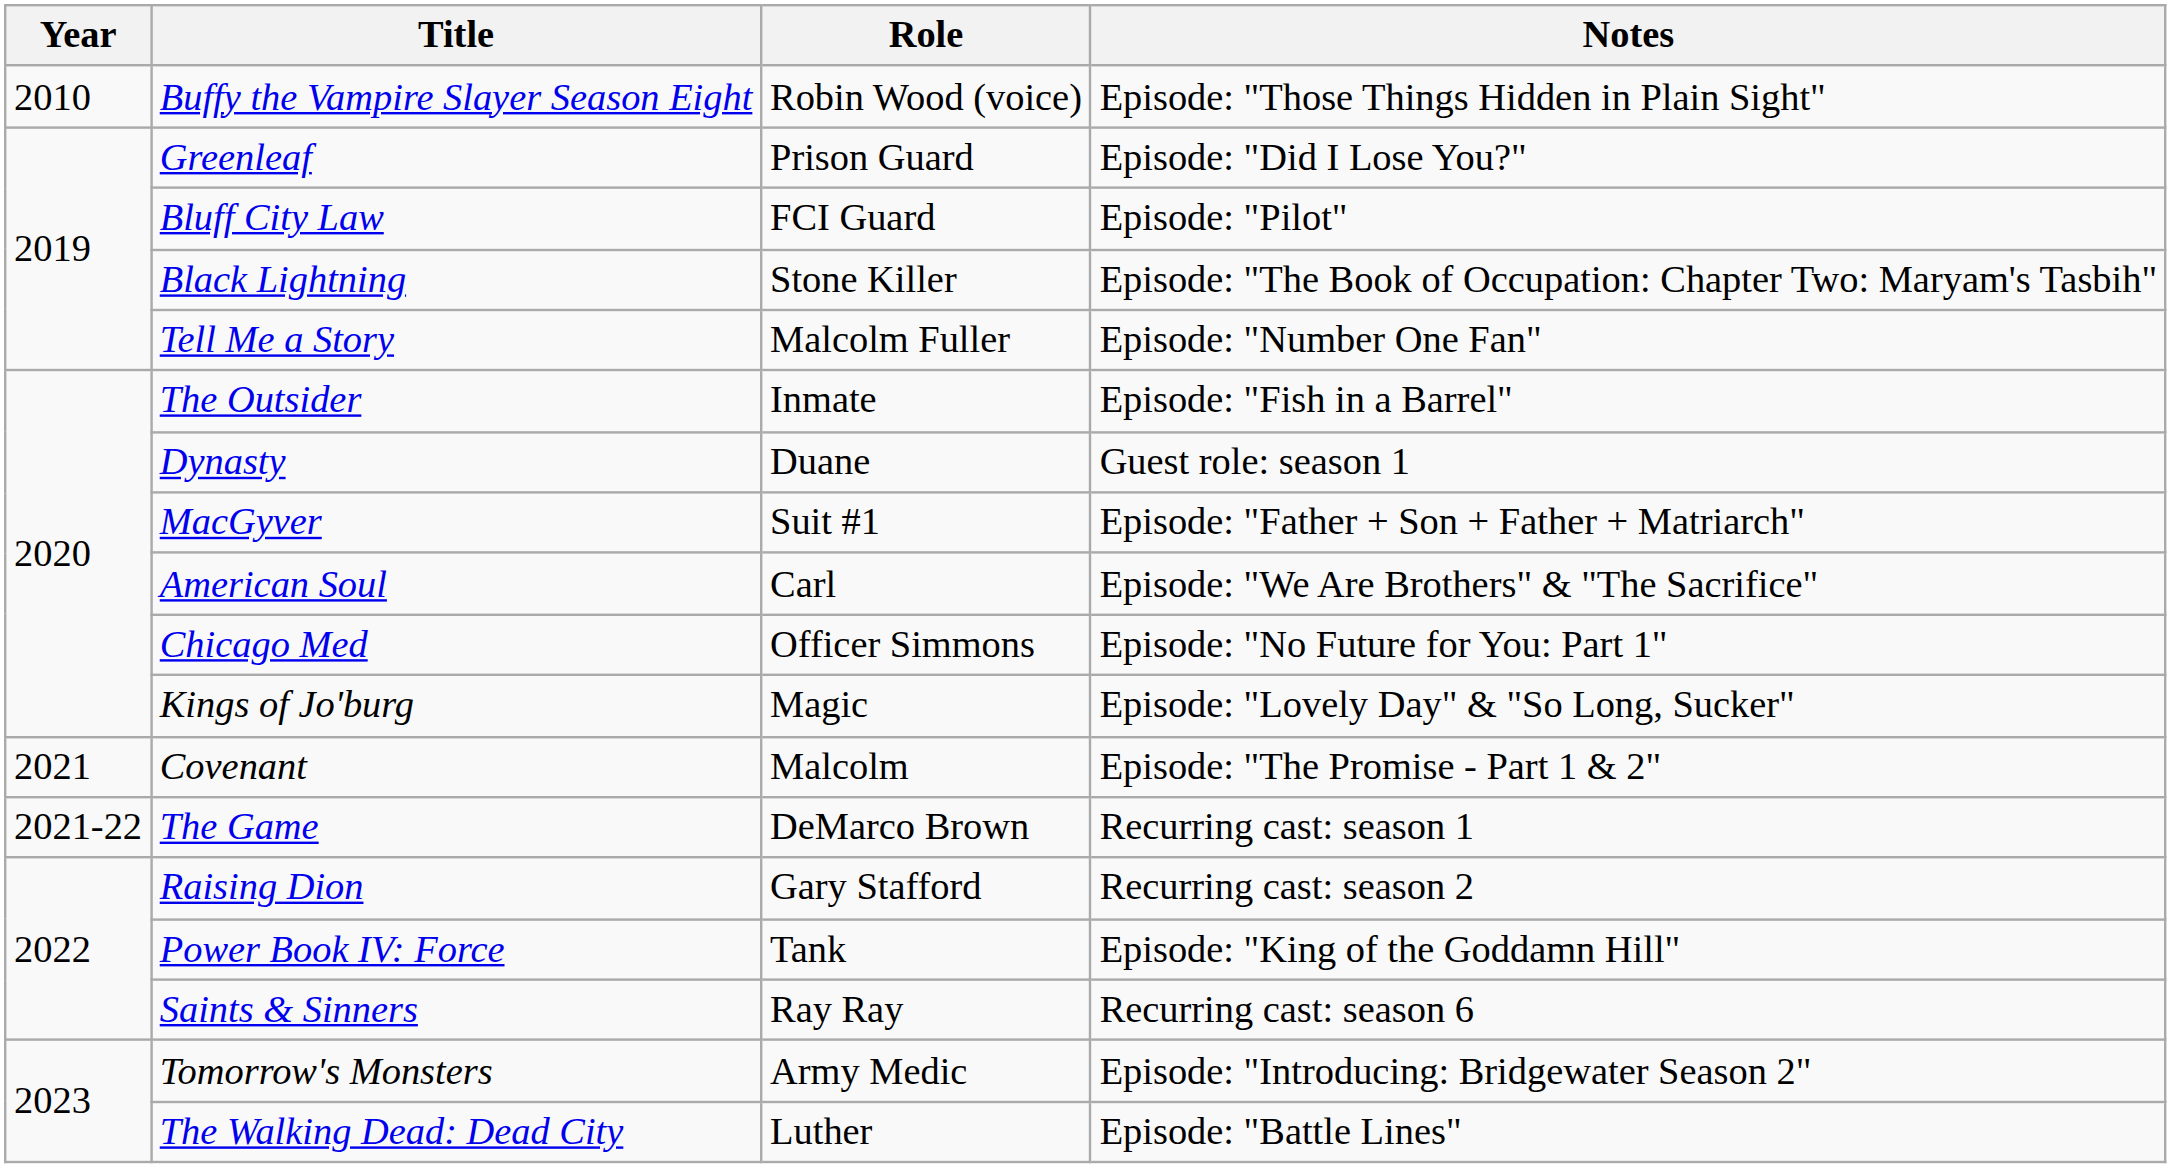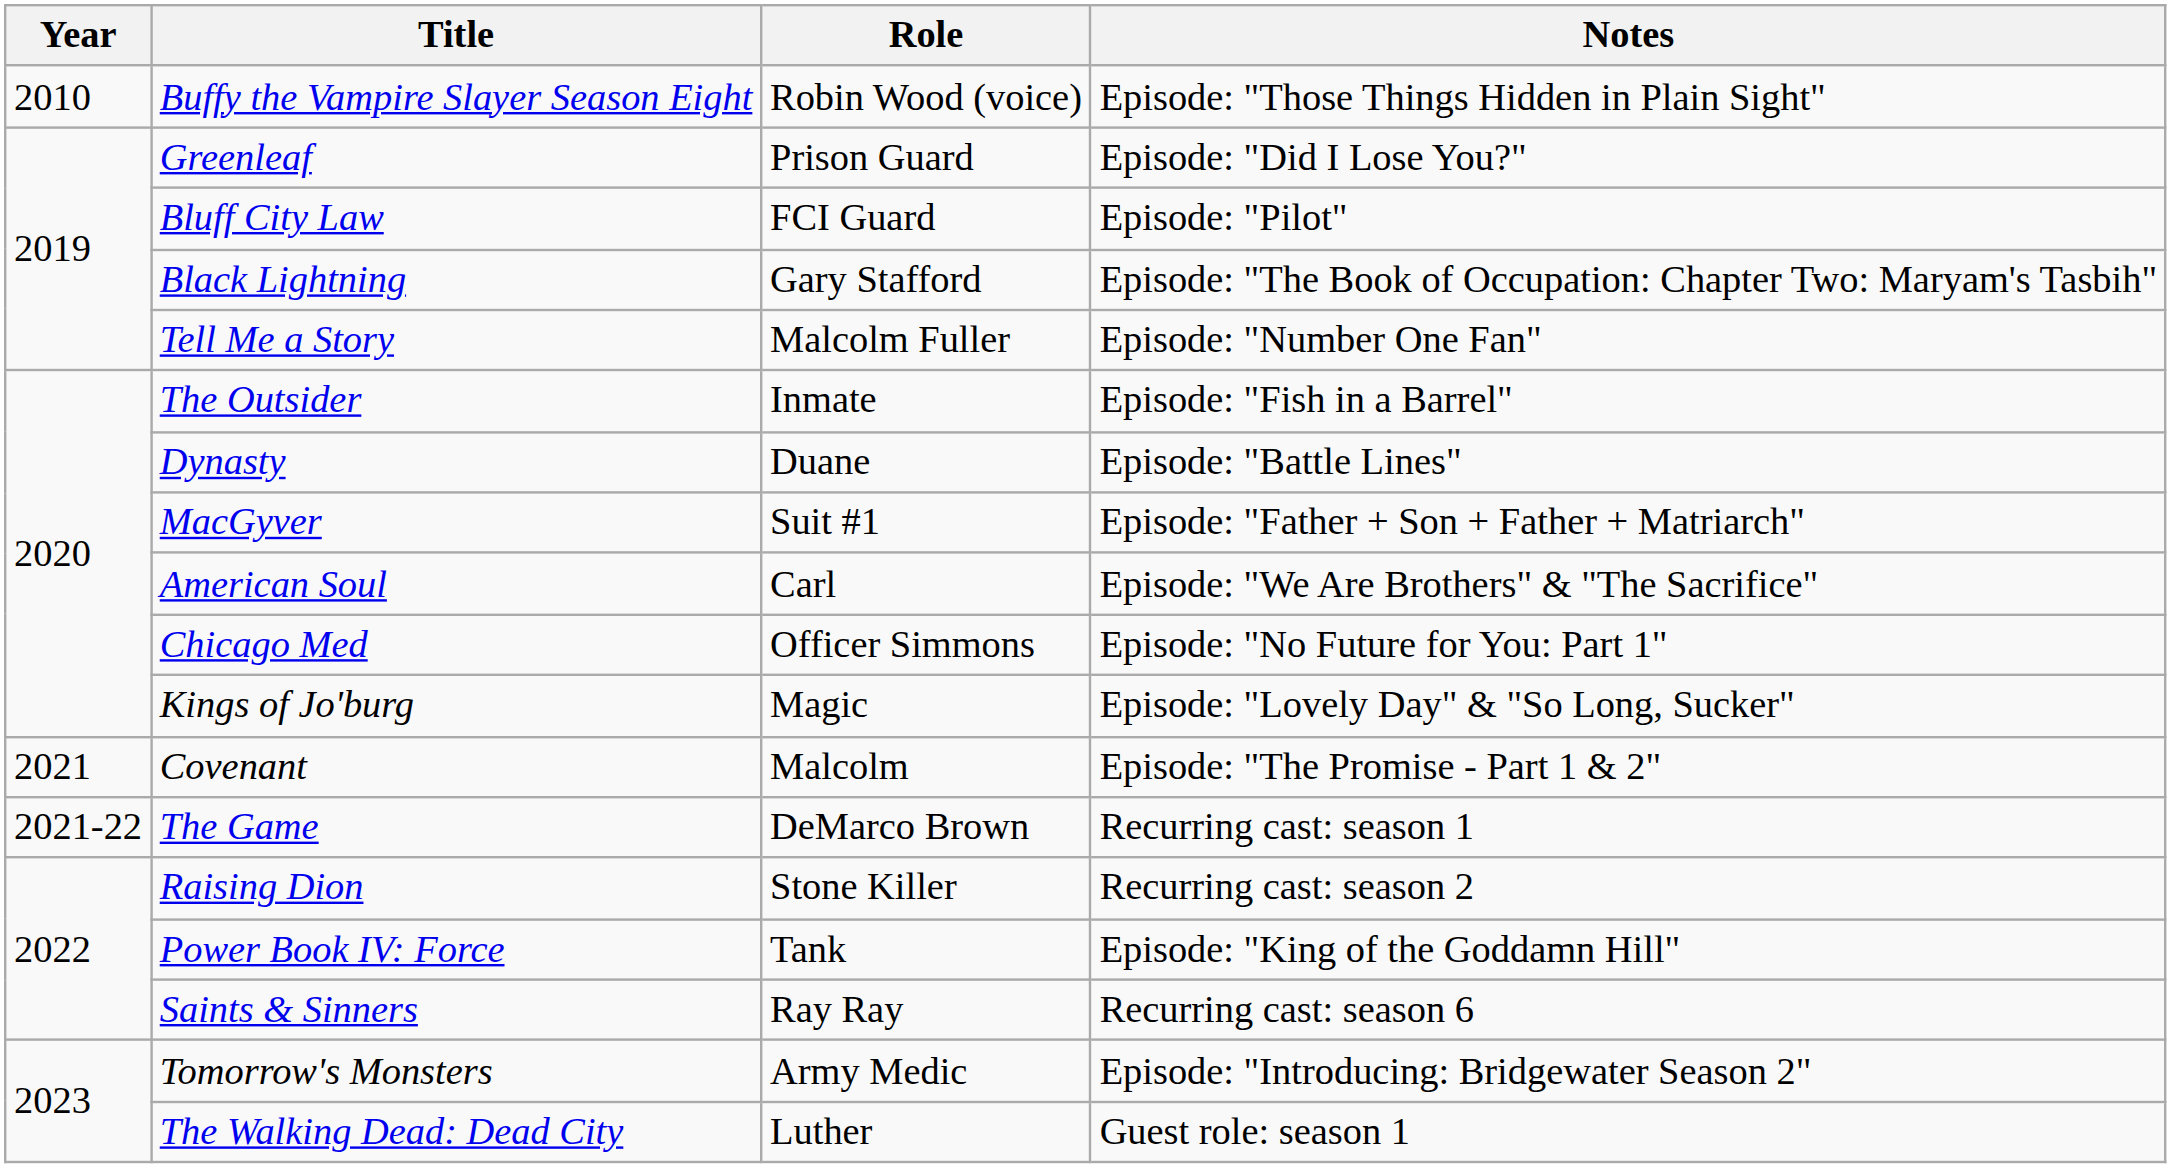(863, 278) Stone Killer -> (876, 278) Gary Stafford
(1255, 461) Guest role: season 1 -> (1281, 461) Episode: "Battle Lines"
(876, 887) Gary Stafford -> (863, 887) Stone Killer
(1281, 1131) Episode: "Battle Lines" -> (1255, 1131) Guest role: season 1
